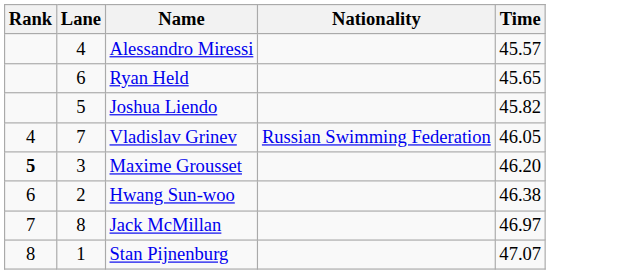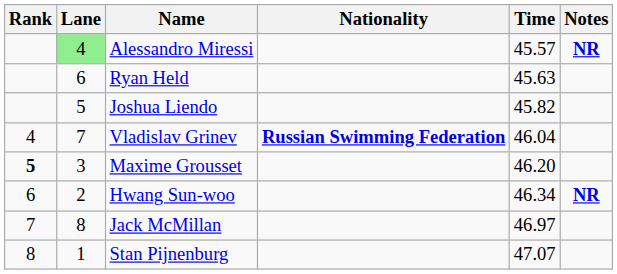+ column: (586, 19)
(81, 48) no background -> (81, 48) lightgreen background
(520, 78) 45.65 -> (535, 78) 45.63
(376, 136) normal -> (384, 136) bold
(520, 136) 46.05 -> (535, 136) 46.04
(520, 195) 46.38 -> (535, 195) 46.34
